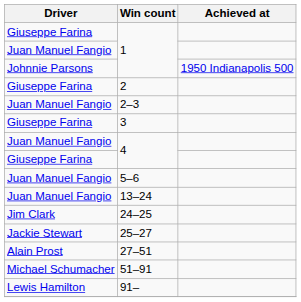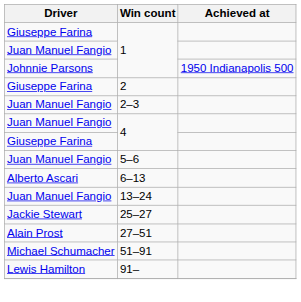- row: (50, 123)
+ row: (43, 178)
- row: (31, 214)
